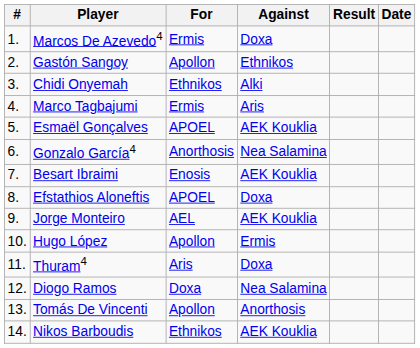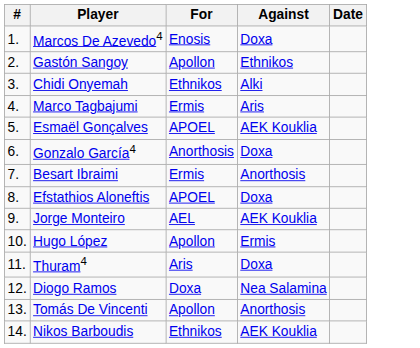- column: (354, 15)
(187, 39) Ermis -> (190, 39) Enosis
(284, 151) Nea Salamina -> (256, 151) Doxa
(190, 175) Enosis -> (187, 175) Ermis
(279, 175) AEK Kouklia -> (273, 175) Anorthosis
